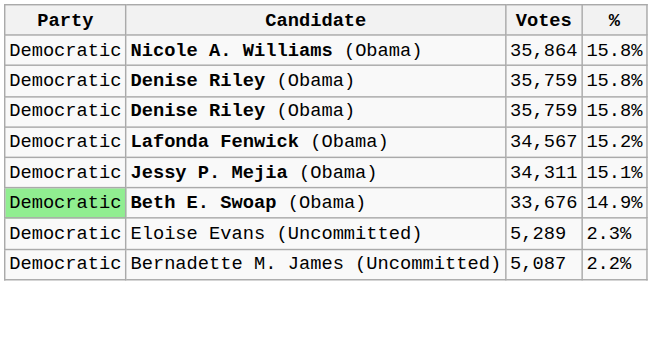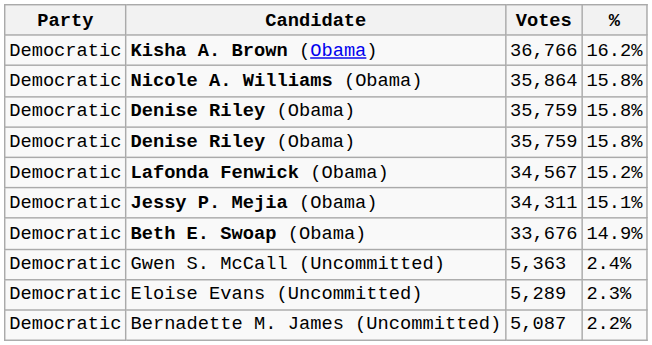+ row: (254, 50)
(65, 203) lightgreen background -> (65, 234) no background
+ row: (288, 264)
